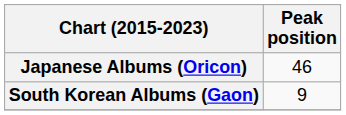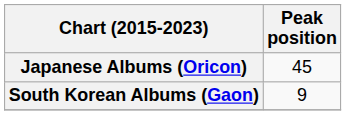(302, 67) 46 -> (302, 67) 45
